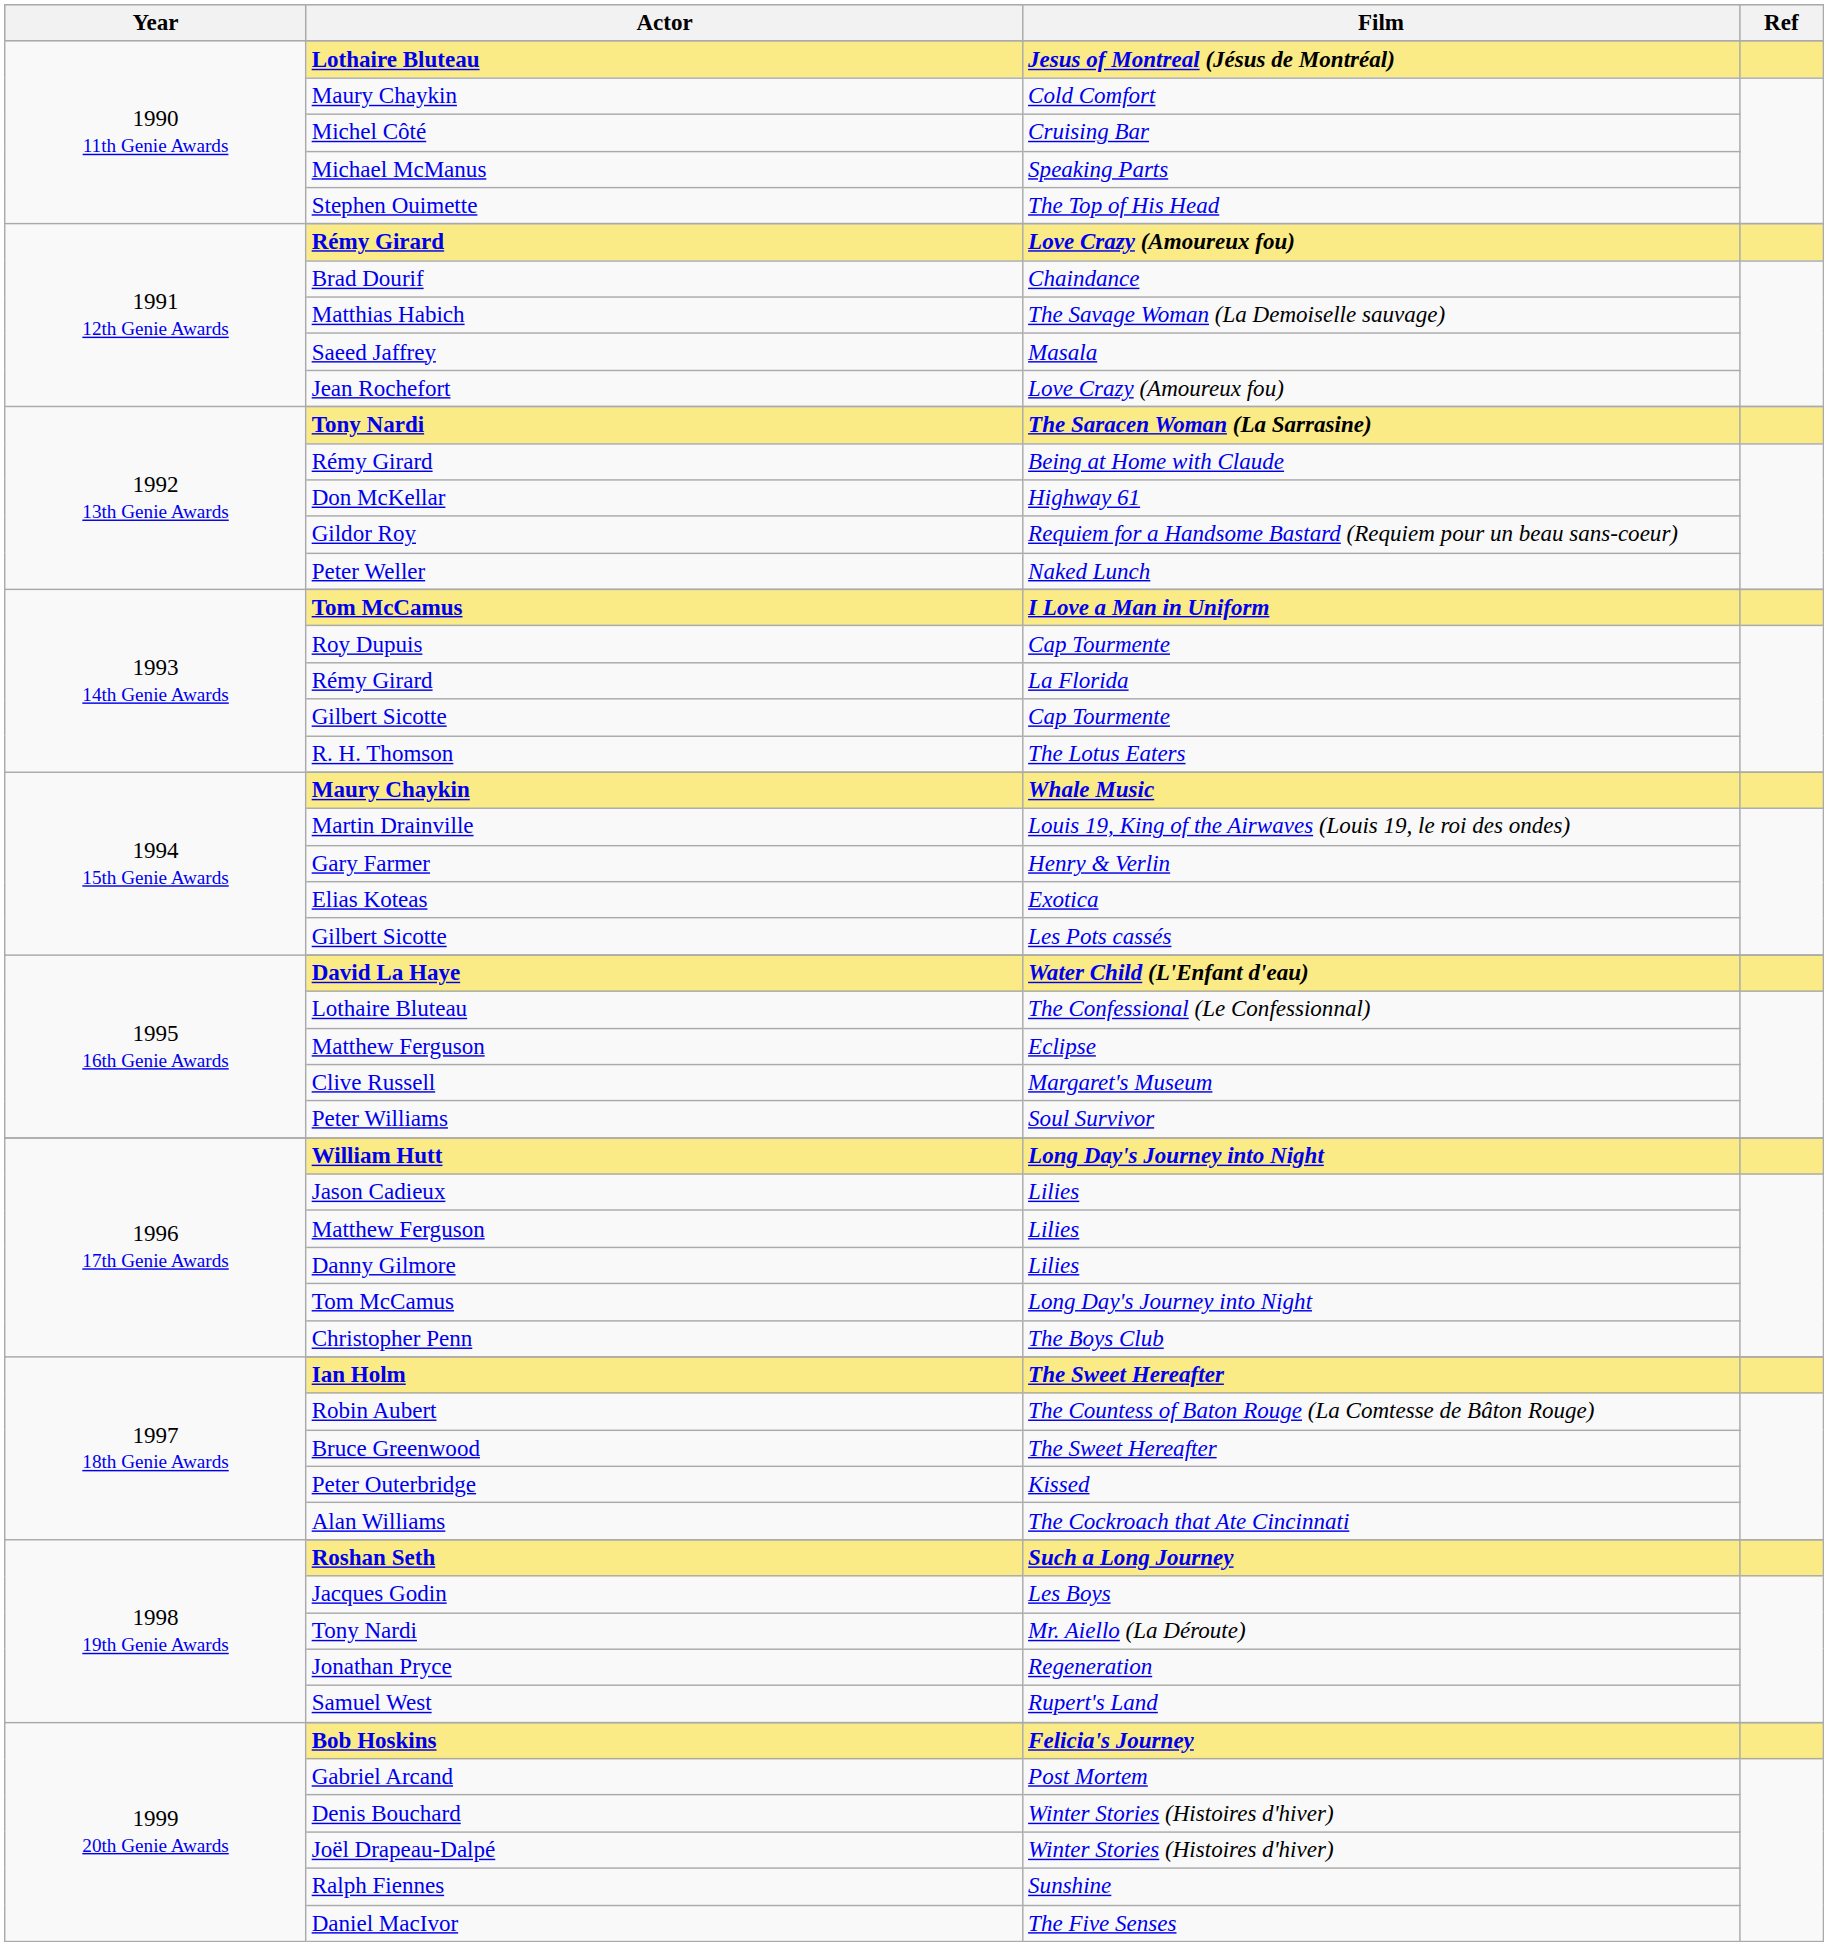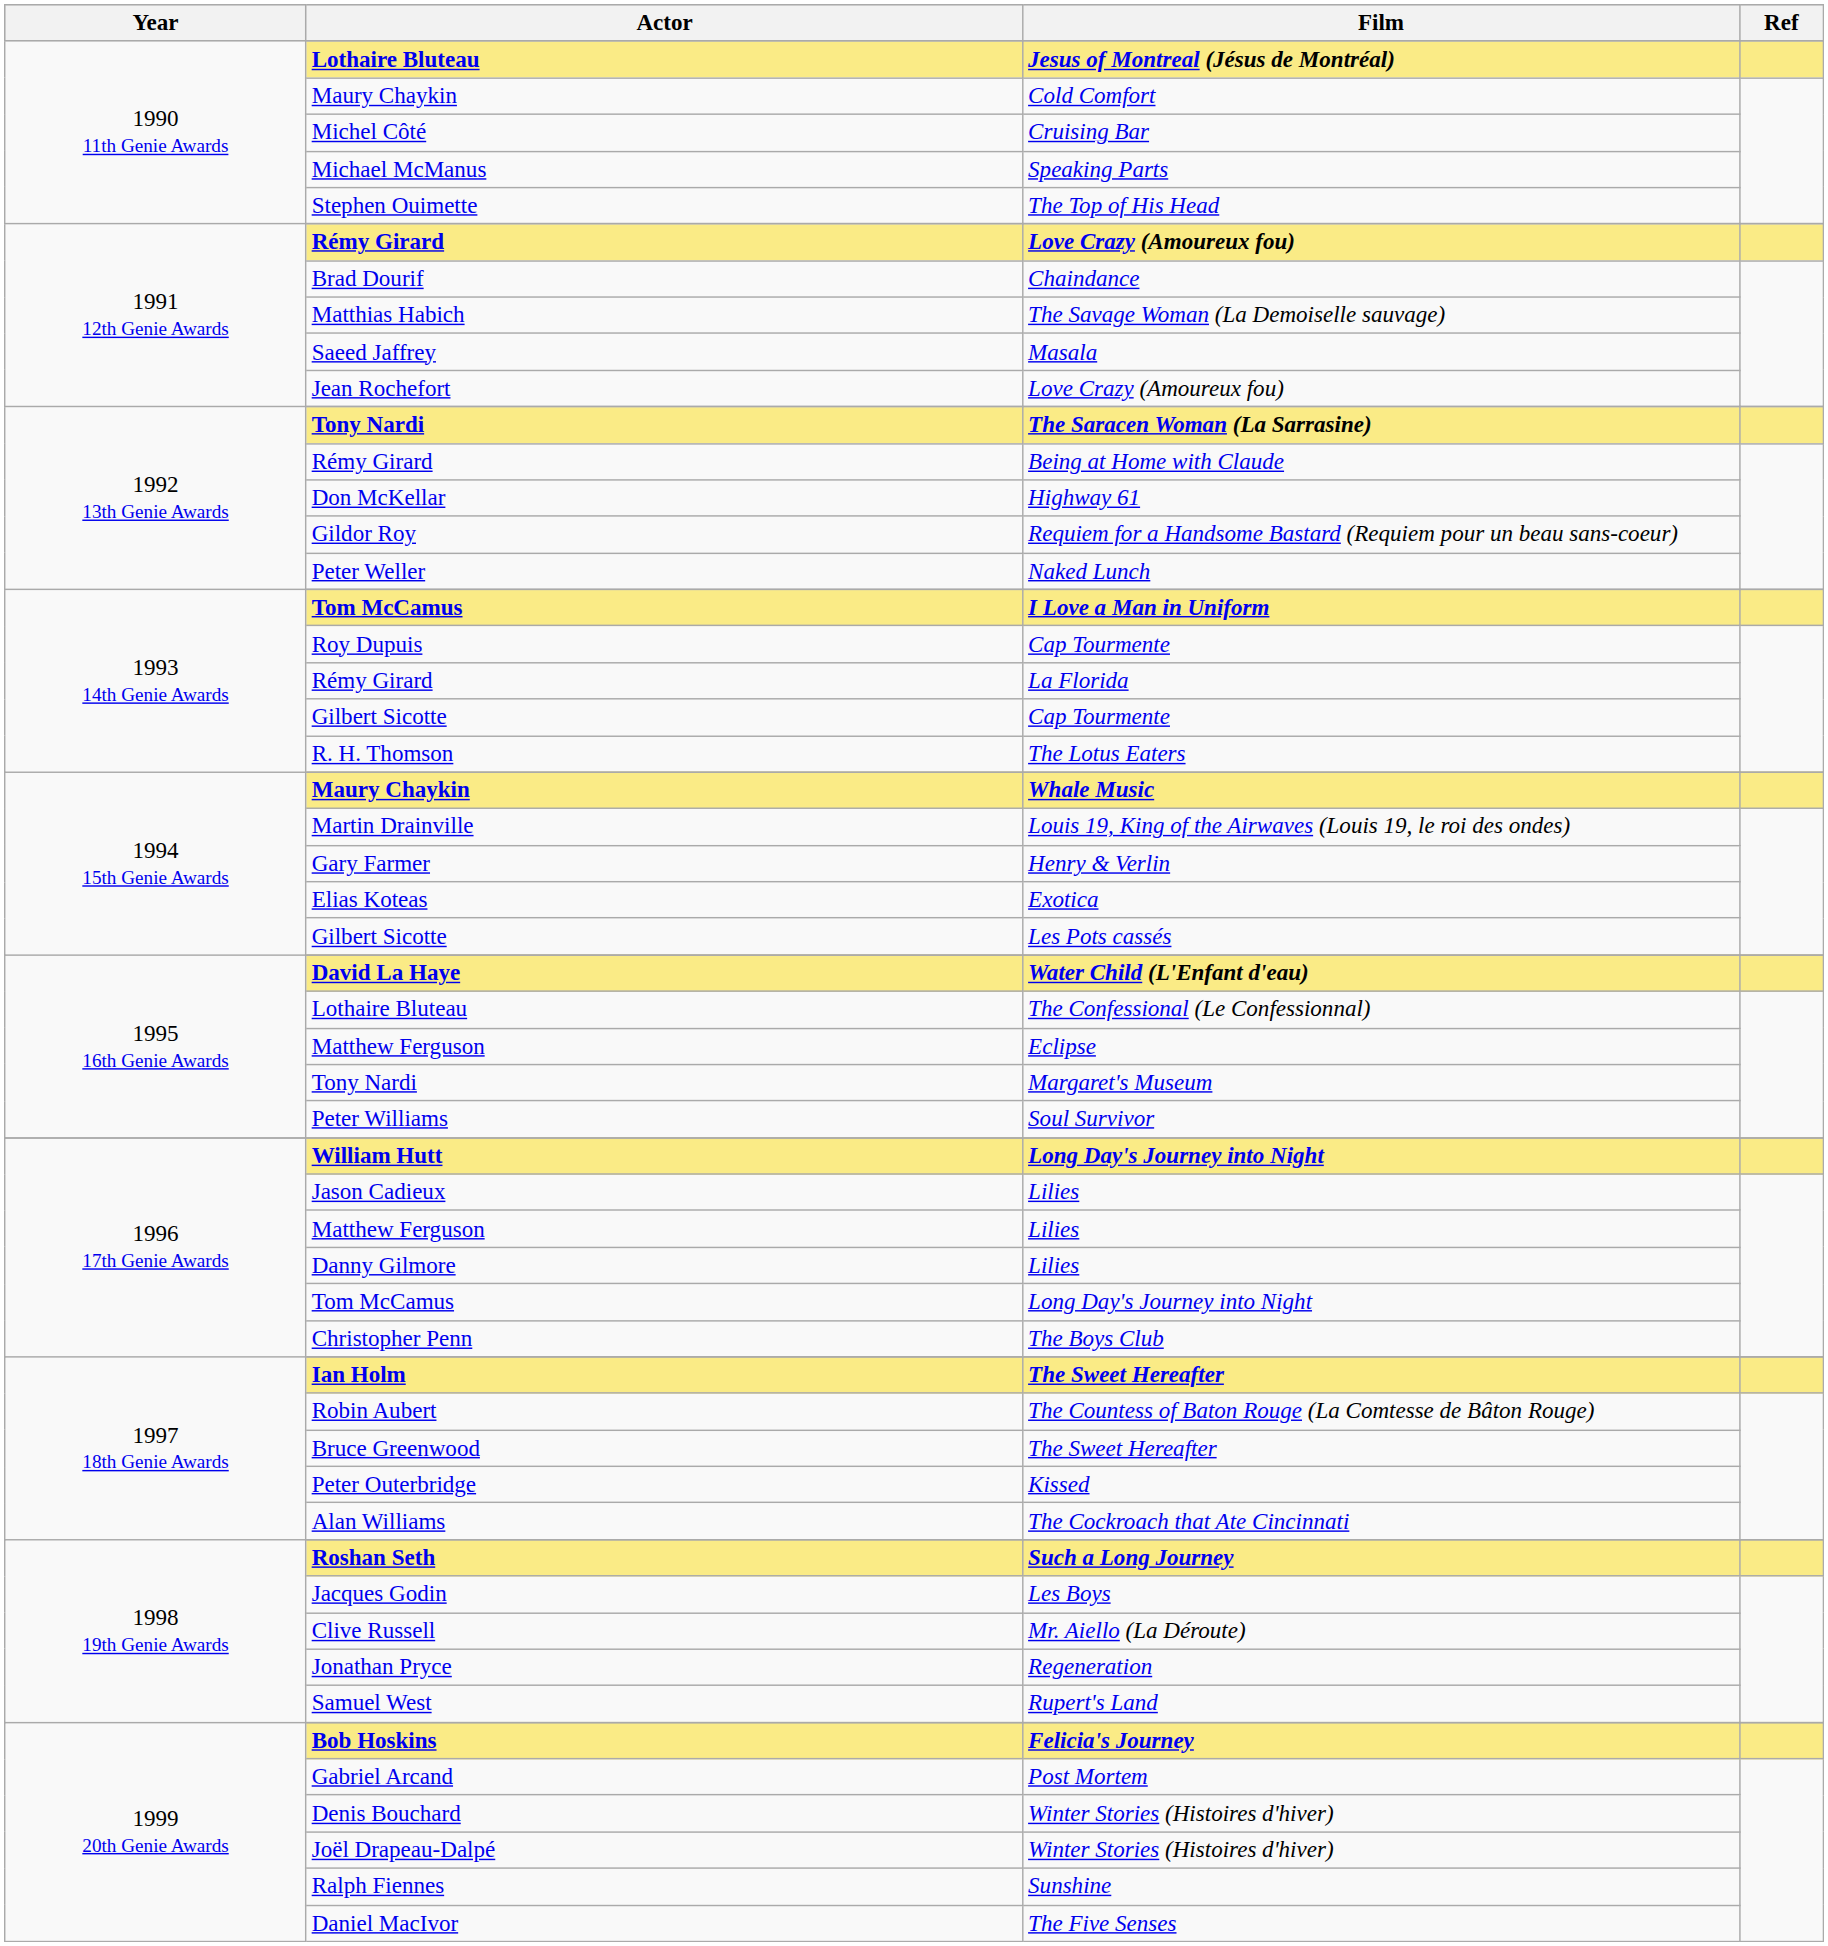(373, 1082) Clive Russell -> (364, 1082) Tony Nardi
(364, 1630) Tony Nardi -> (373, 1630) Clive Russell
